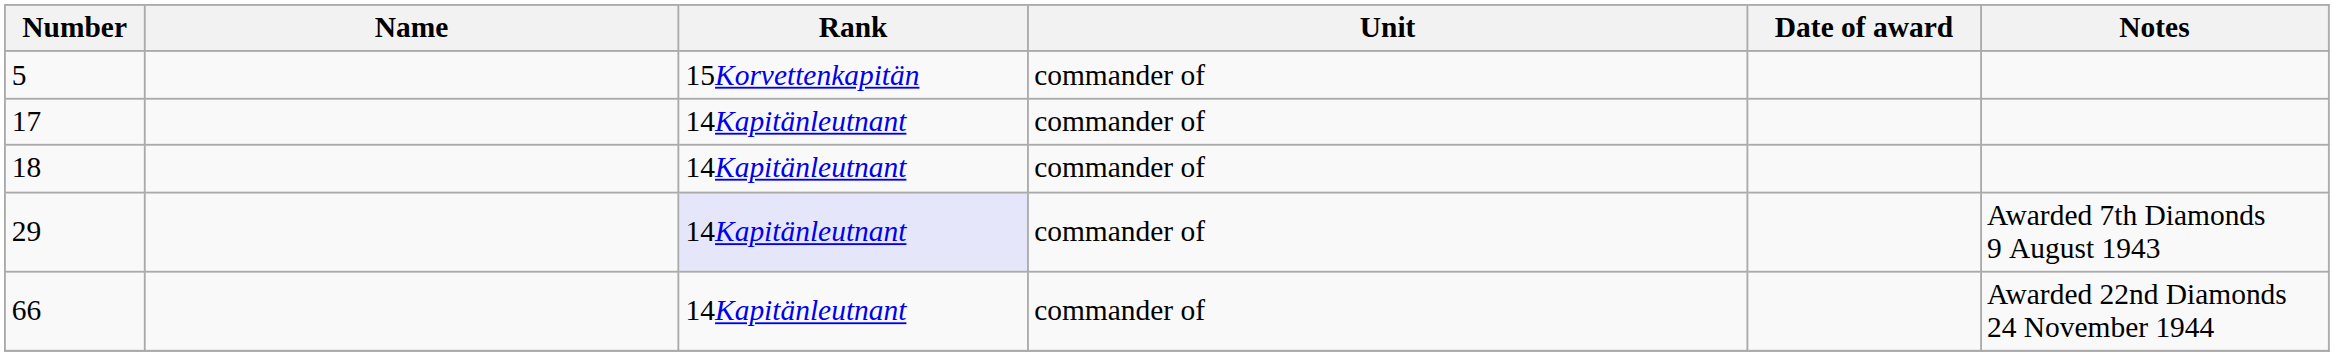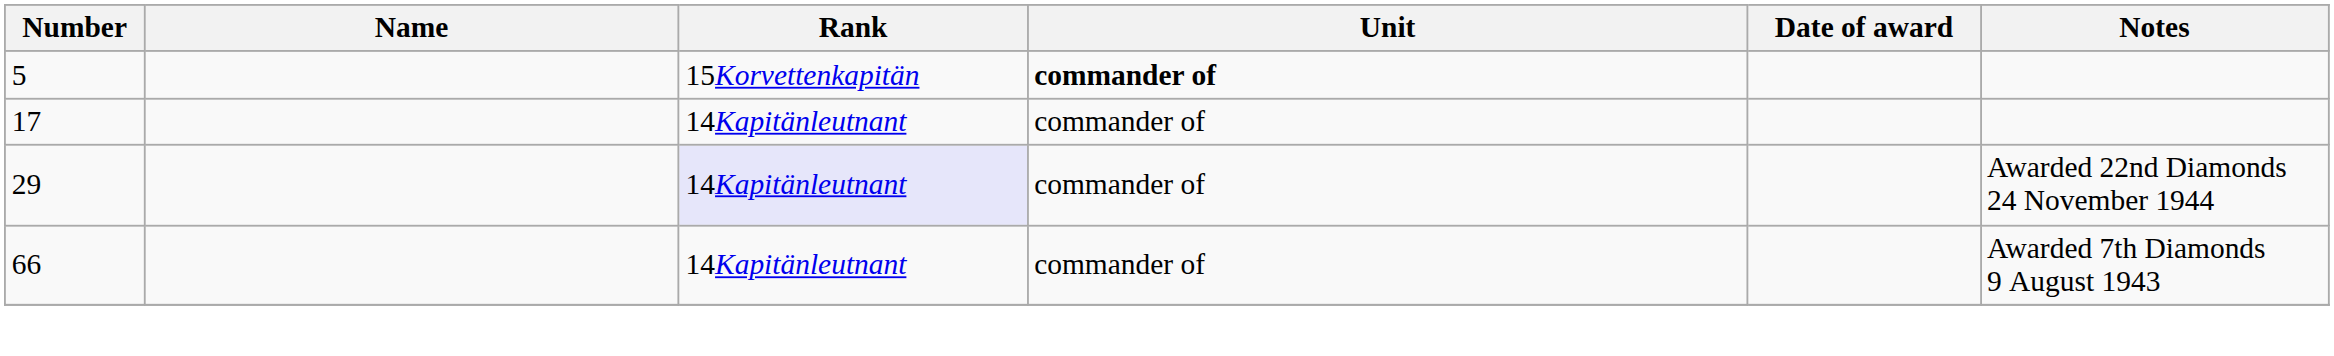(1120, 74) normal -> (1125, 74) bold
- row: (26, 167)
(2126, 231) Awarded 7th Diamonds 9 August 1943 -> (2137, 184) Awarded 22nd Diamonds 24 November 1944
(2137, 310) Awarded 22nd Diamonds 24 November 1944 -> (2126, 264) Awarded 7th Diamonds 9 August 1943
